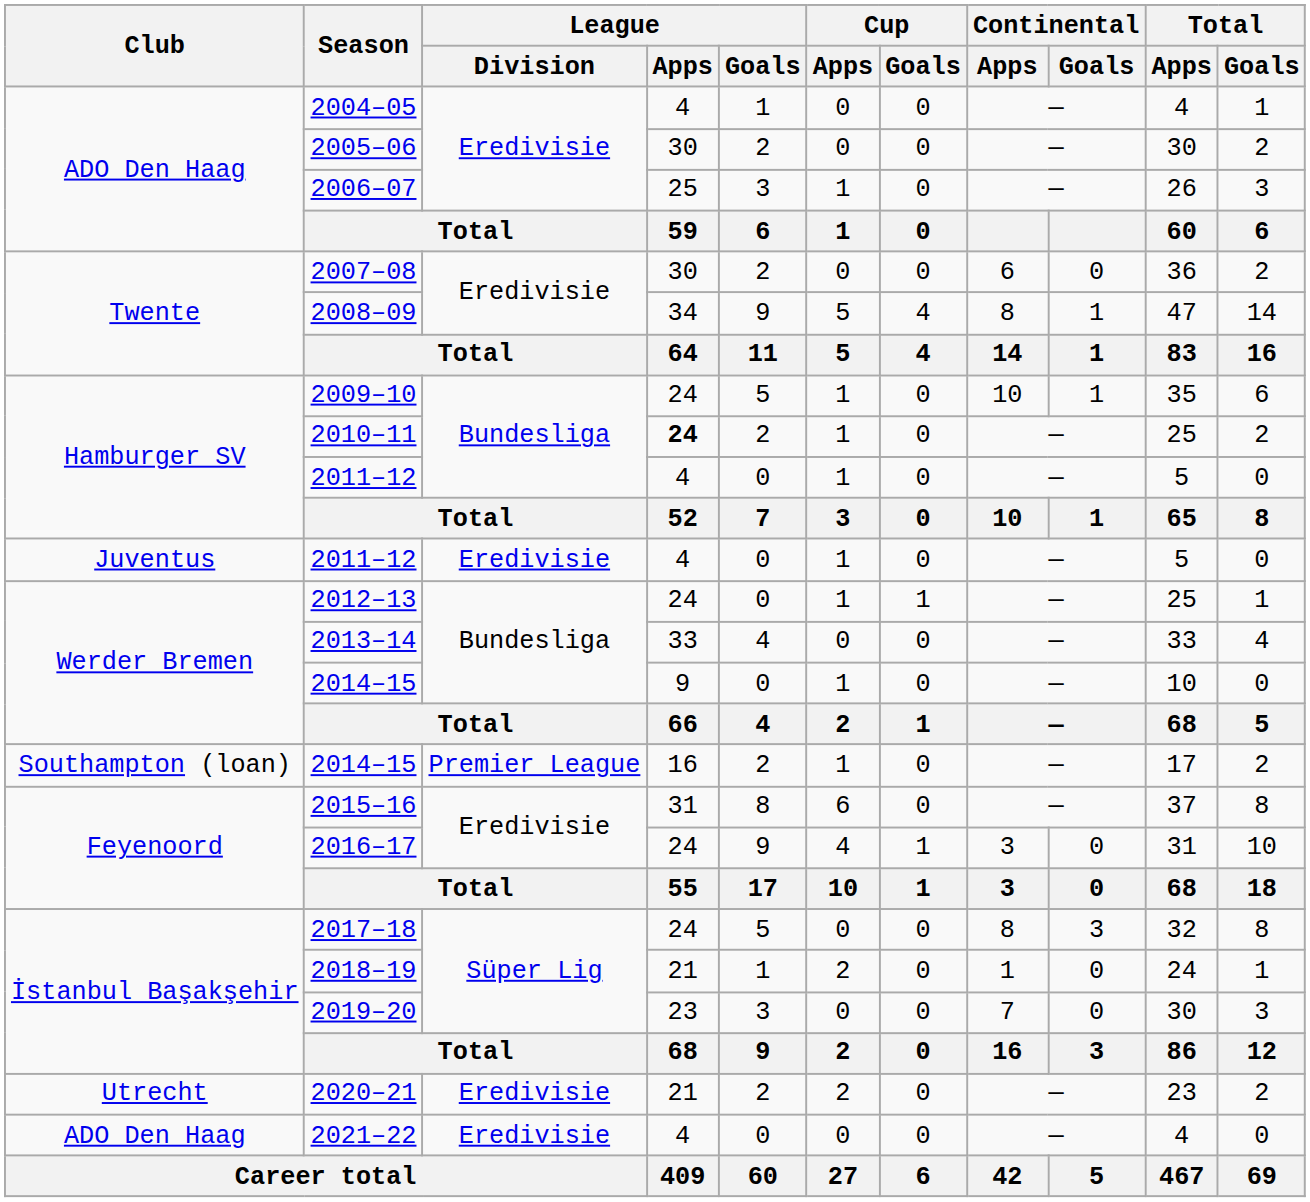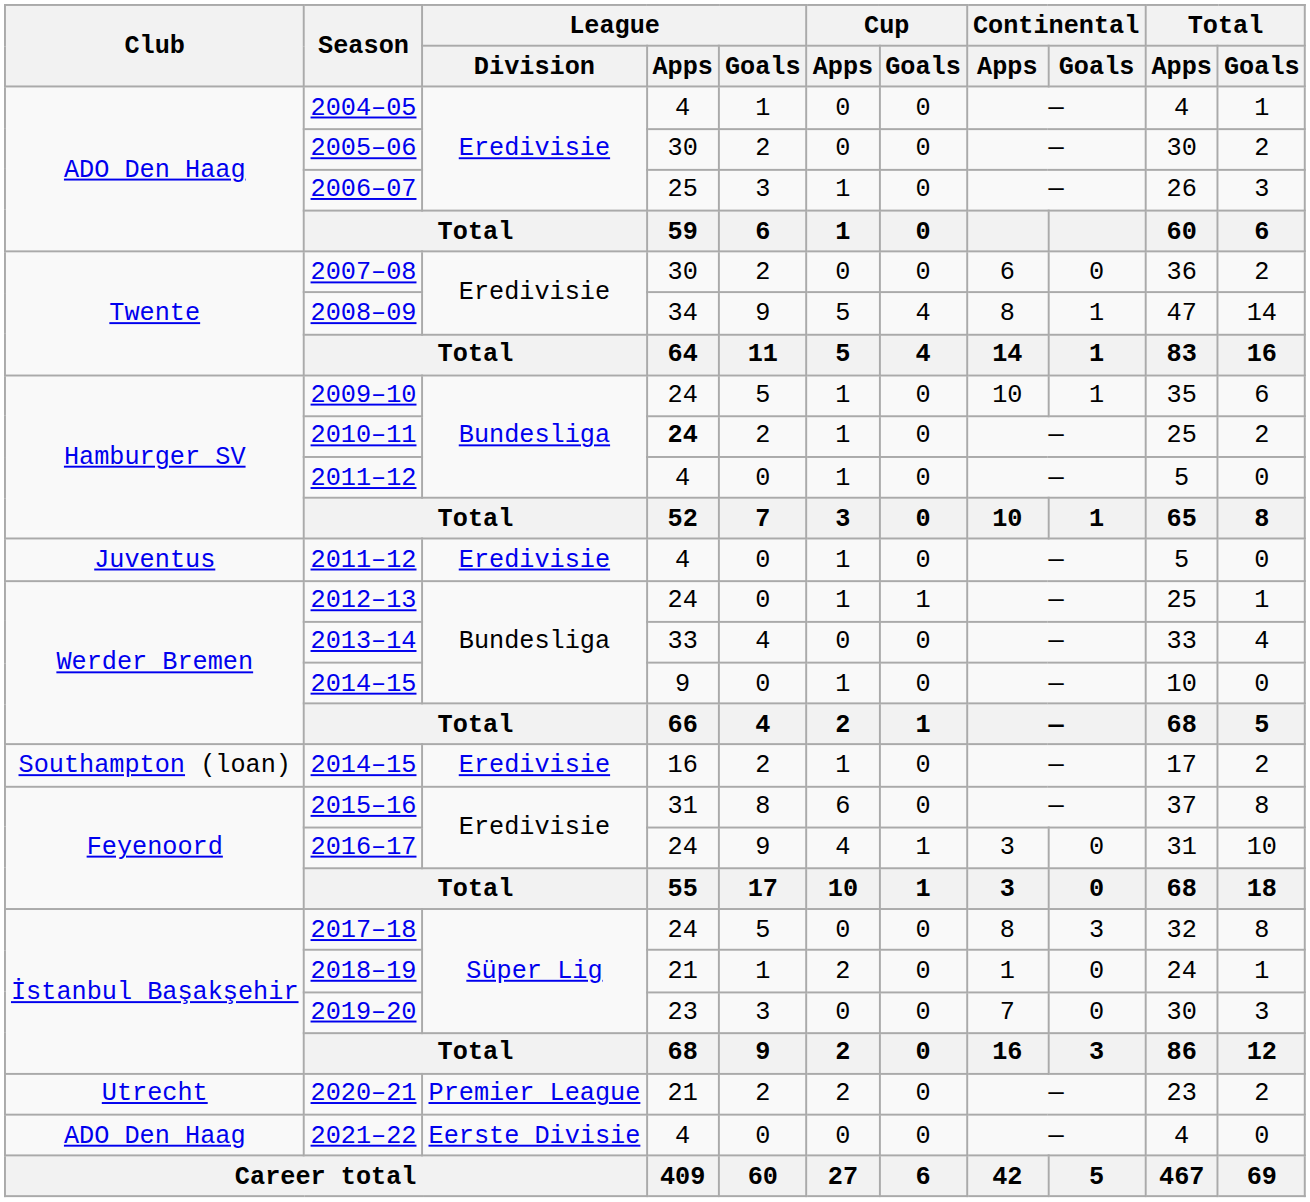(534, 765) Premier League -> (534, 765) Eredivisie
(534, 1094) Eredivisie -> (534, 1094) Premier League
(534, 1135) Eredivisie -> (534, 1135) Eerste Divisie
